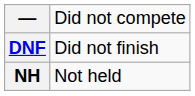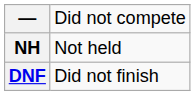rows swapped: (27, 47) <-> (27, 76)
